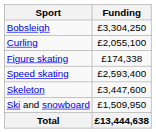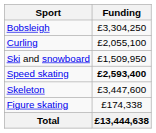rows swapped: (37, 59) <-> (48, 105)
(122, 74) normal -> (122, 74) bold
